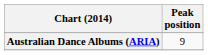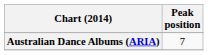(182, 41) 9 -> (182, 41) 7
